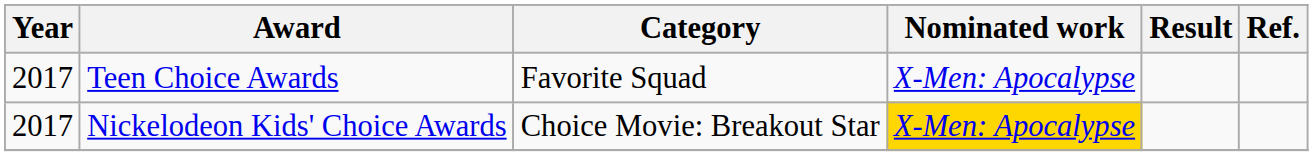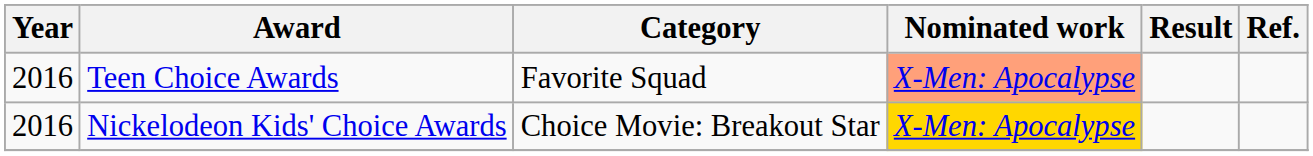(43, 77) 2017 -> (43, 77) 2016
(1014, 77) no background -> (1014, 77) lightsalmon background
(43, 125) 2017 -> (43, 125) 2016
